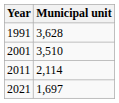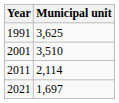(50, 32) 3,628 -> (50, 32) 3,625
